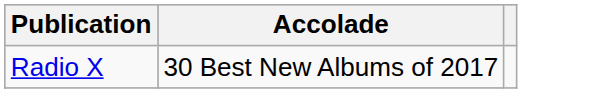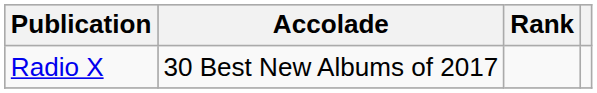+ column: (542, 25)
